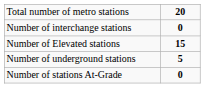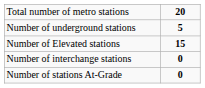rows swapped: (69, 28) <-> (71, 59)
